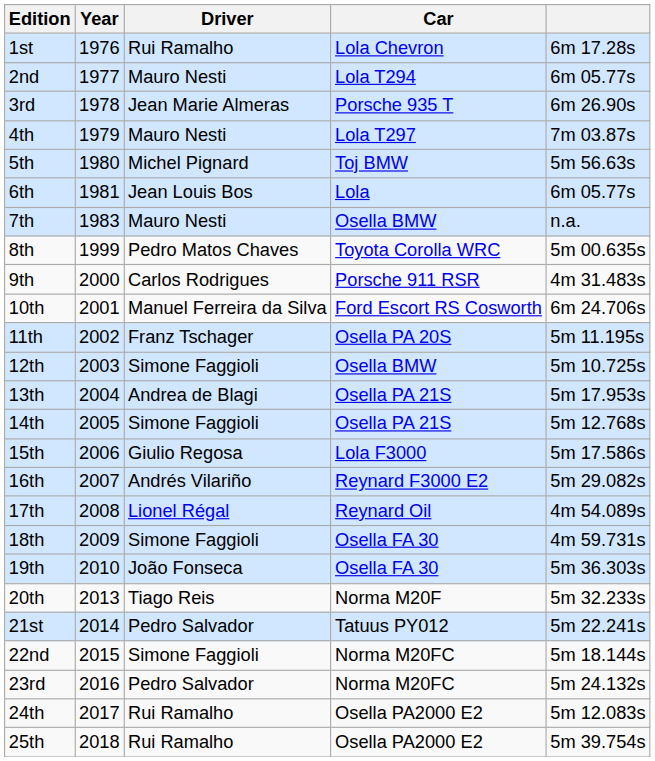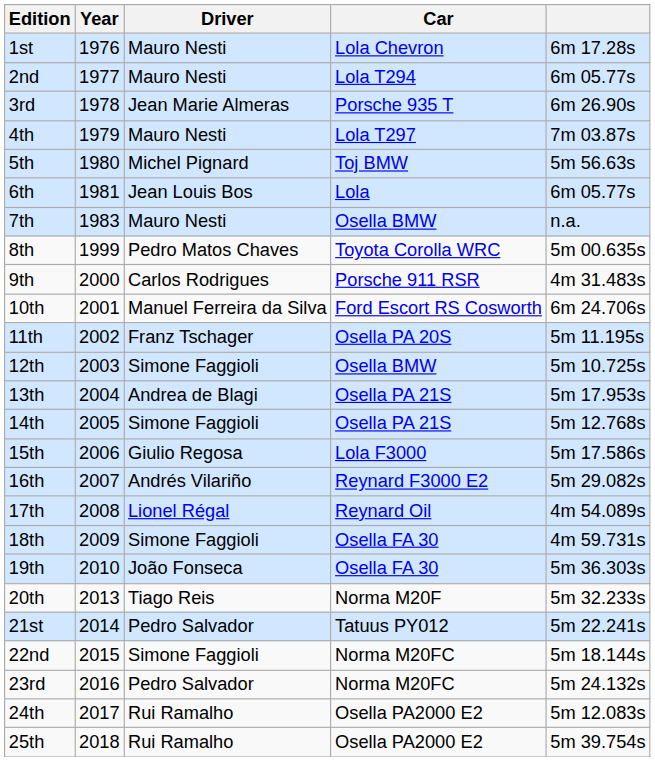(181, 47) Rui Ramalho -> (177, 47) Mauro Nesti
